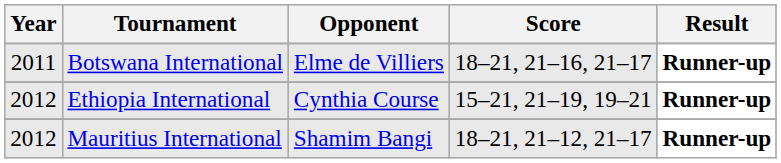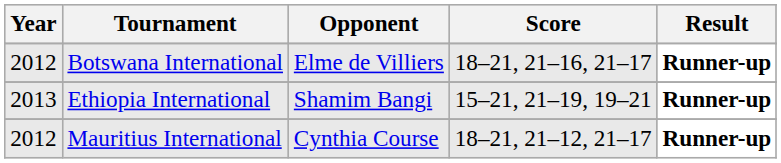(33, 62) 2011 -> (33, 62) 2012
(33, 100) 2012 -> (33, 100) 2013
(366, 100) Cynthia Course -> (363, 100) Shamim Bangi
(363, 138) Shamim Bangi -> (366, 138) Cynthia Course
